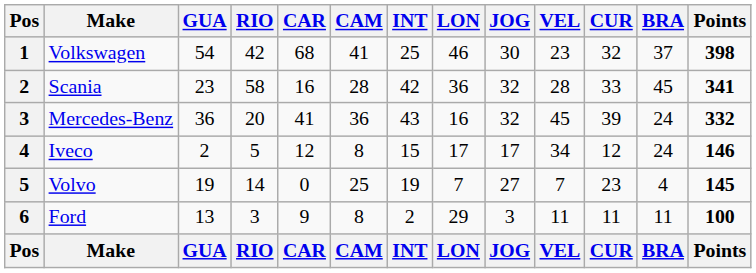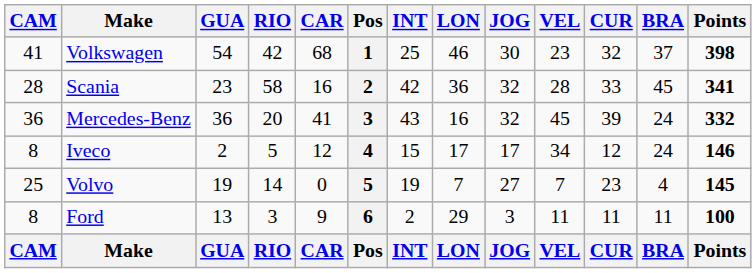columns swapped: (24, 20) <-> (359, 20)
